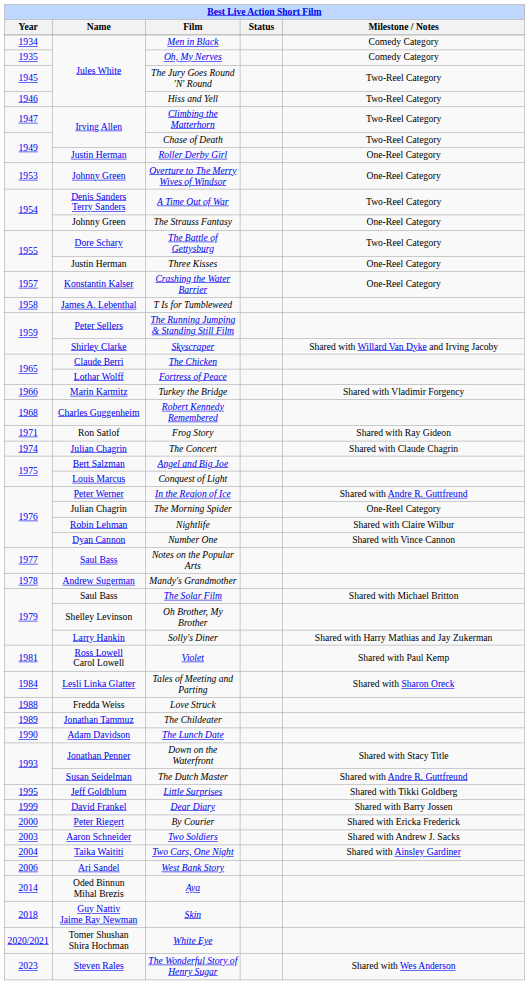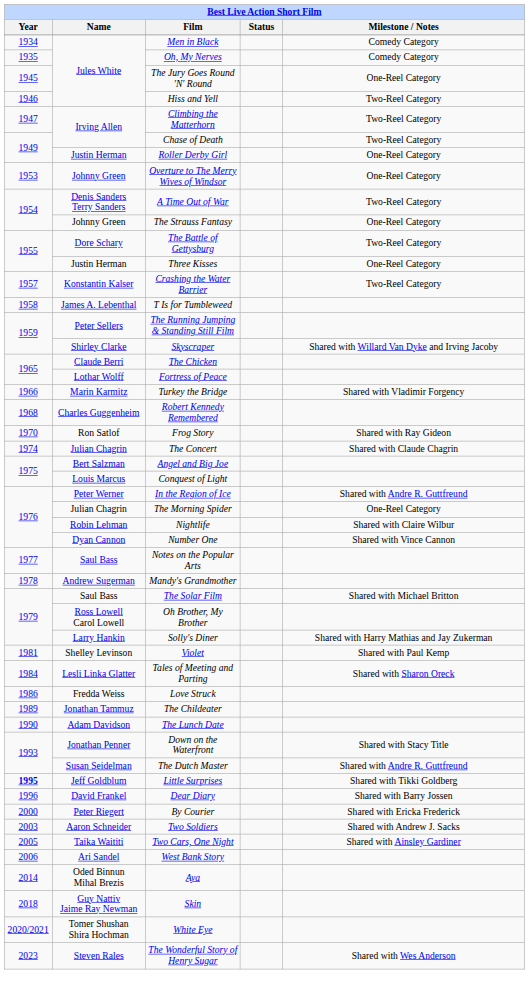(404, 78) Two-Reel Category -> (404, 78) One-Reel Category
(404, 284) One-Reel Category -> (404, 284) Two-Reel Category
(28, 433) 1971 -> (28, 433) 1970
(99, 617) Shelley Levinson -> (99, 617) Ross Lowell Carol Lowell
(99, 658) Ross Lowell Carol Lowell -> (99, 652) Shelley Levinson
(28, 705) 1988 -> (28, 694) 1986
(28, 791) normal -> (28, 781) bold
(28, 807) 1999 -> (28, 796) 1996
(28, 852) 2004 -> (28, 842) 2005
